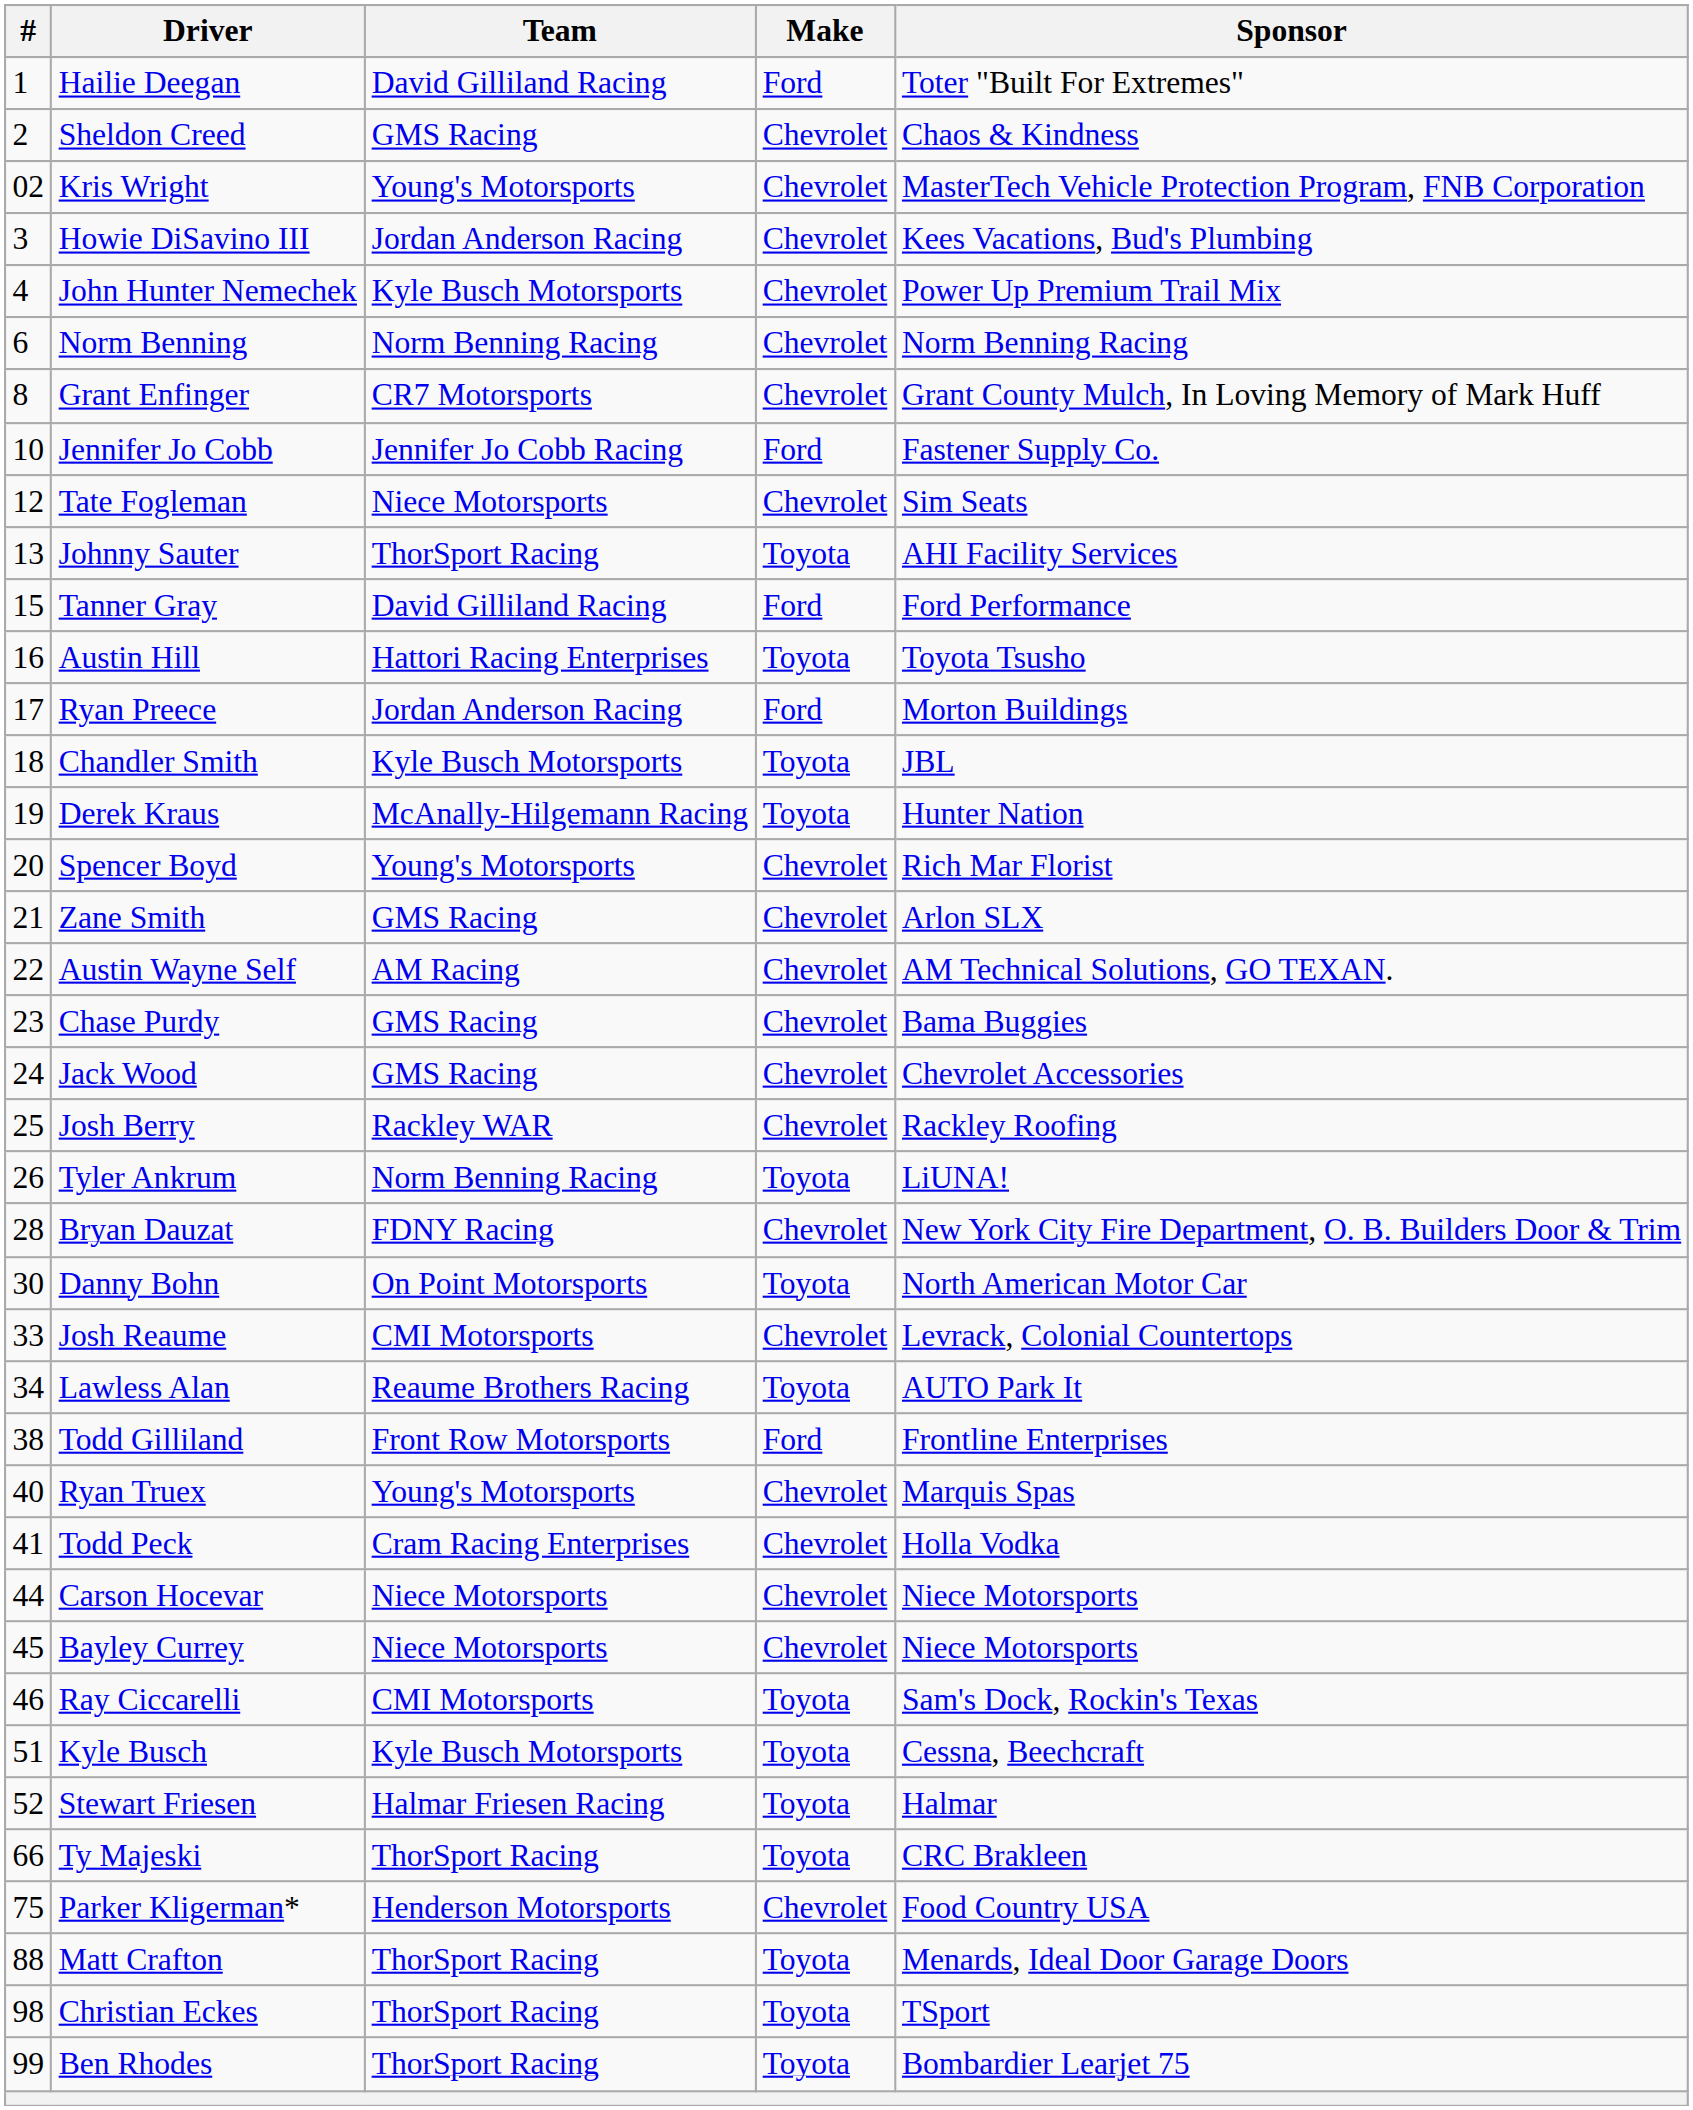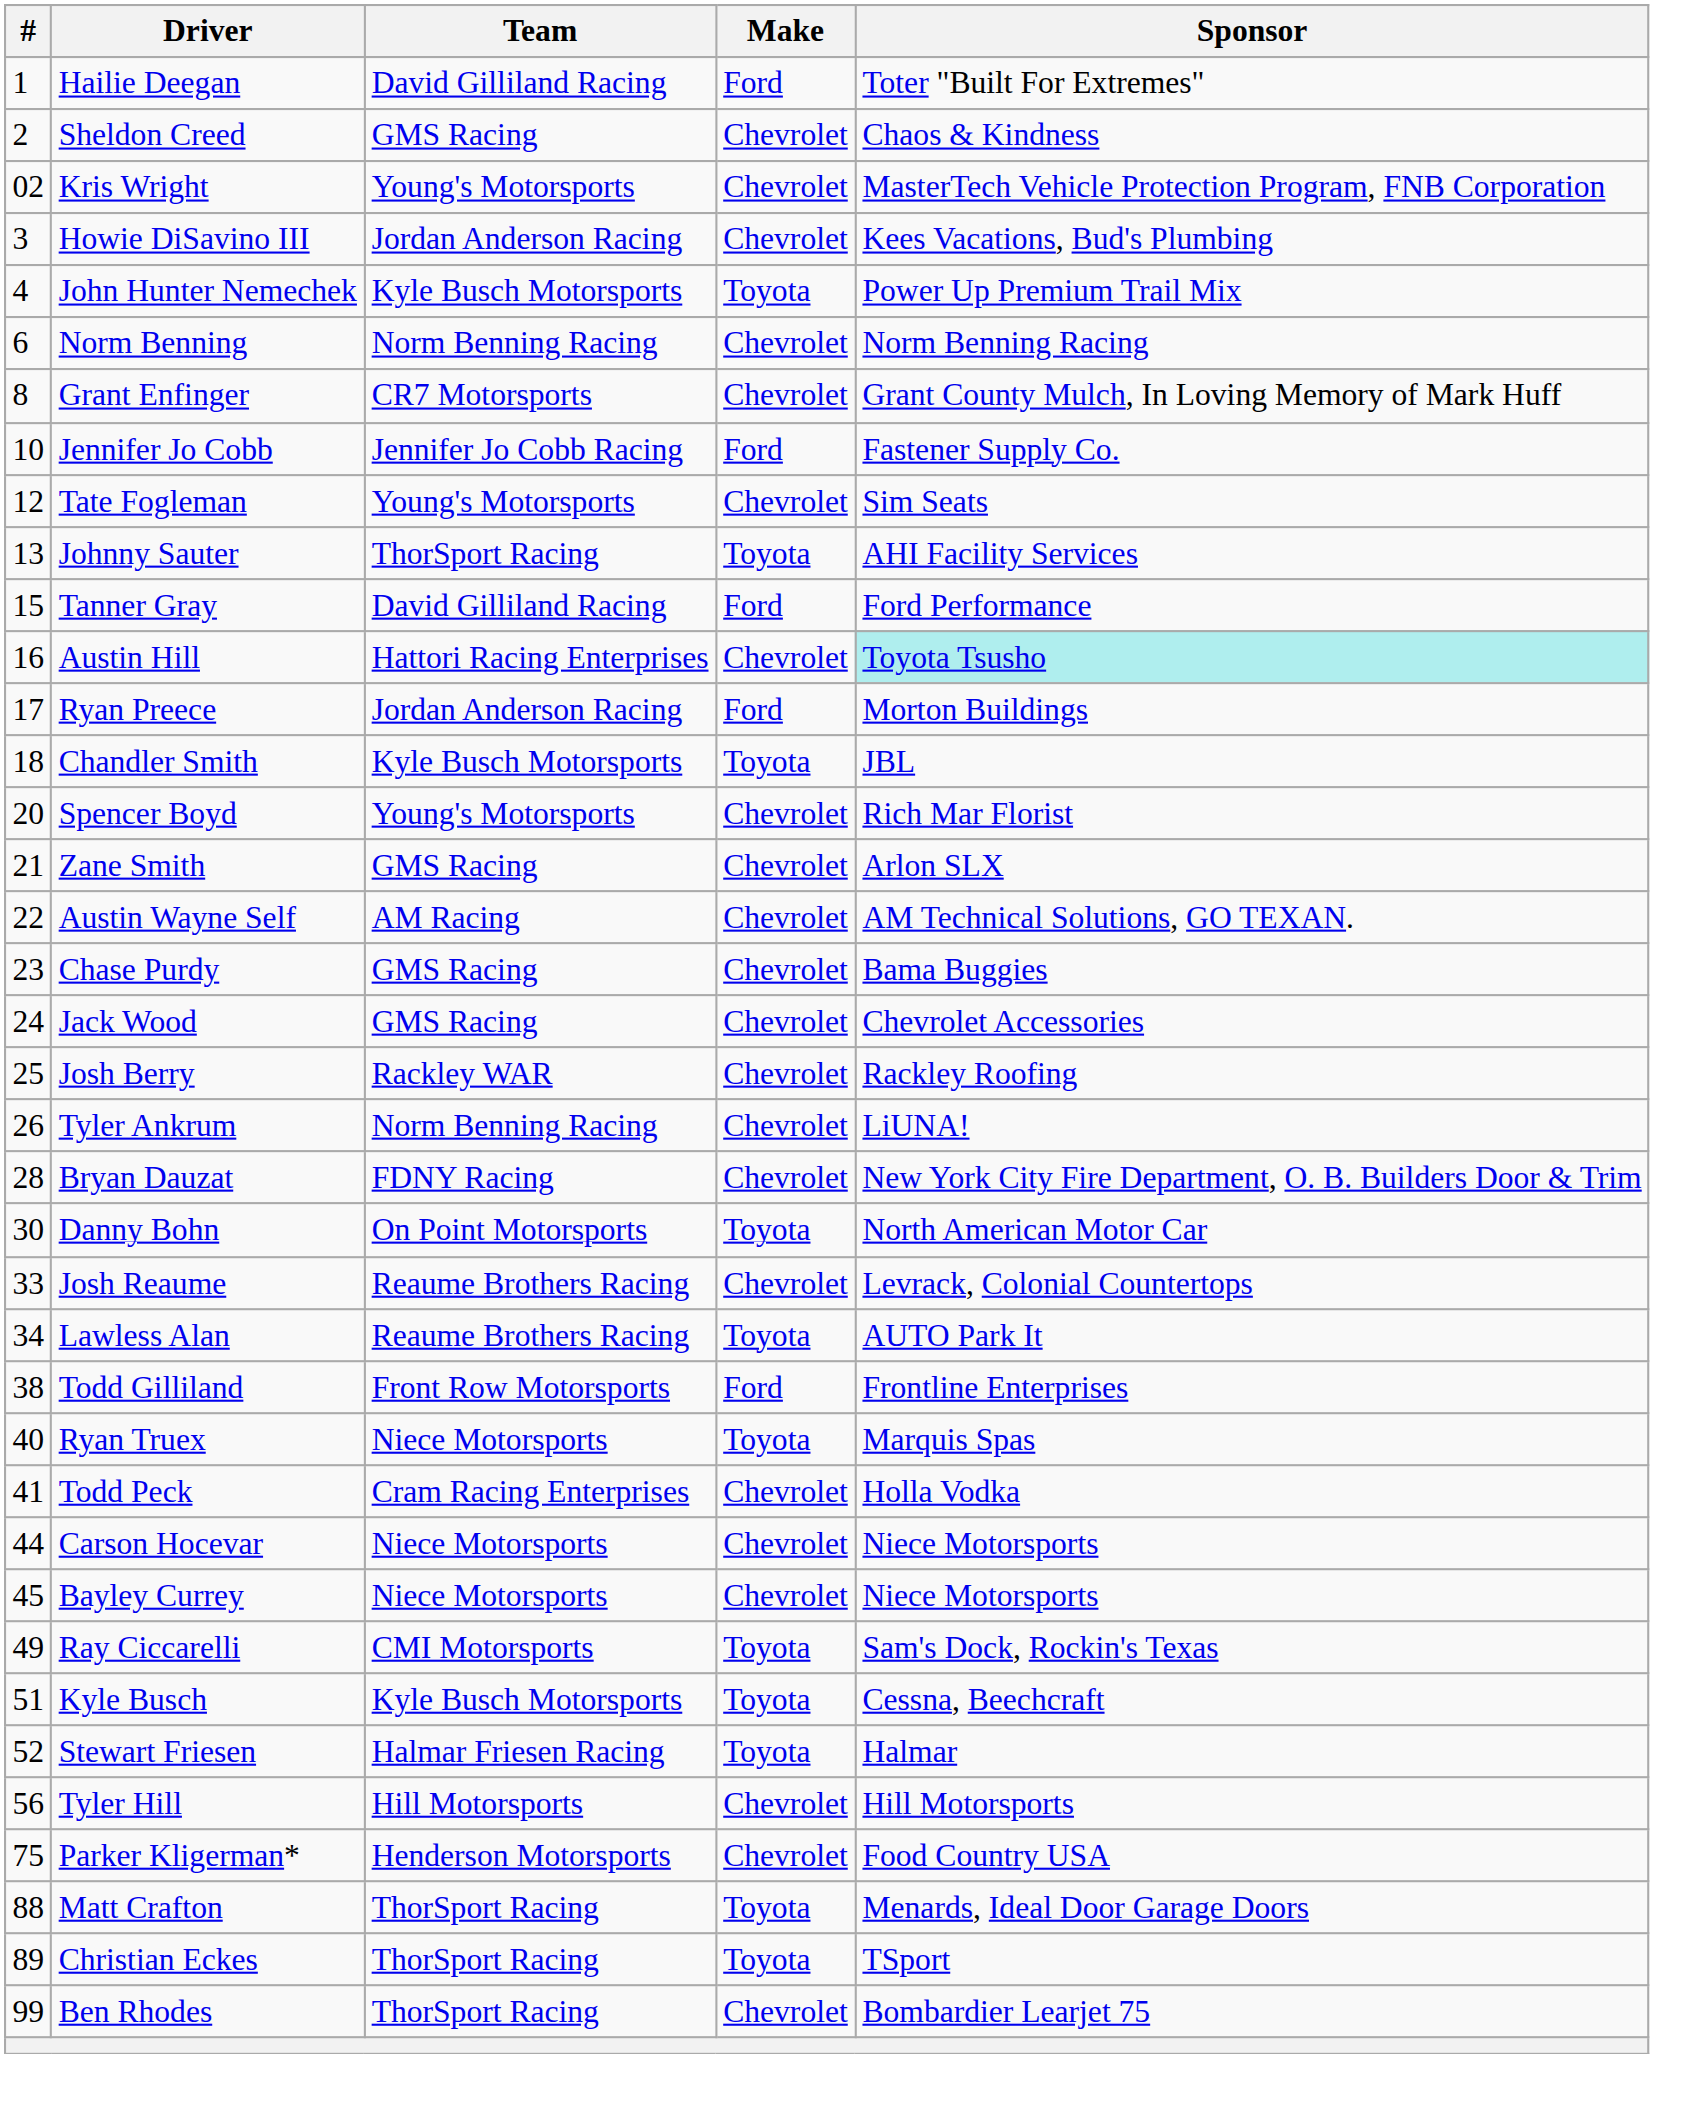(825, 291) Chevrolet -> (767, 291) Toyota
(490, 499) Niece Motorsports -> (503, 499) Young's Motorsports
(806, 656) Toyota -> (785, 656) Chevrolet
(994, 656) no background -> (954, 656) paleturquoise background
- row: (139, 812)
(806, 1177) Toyota -> (785, 1125) Chevrolet
(483, 1334) CMI Motorsports -> (530, 1281) Reaume Brothers Racing
(503, 1490) Young's Motorsports -> (490, 1438) Niece Motorsports
(825, 1490) Chevrolet -> (767, 1438) Toyota
(28, 1698) 46 -> (28, 1646) 49
+ row: (120, 1803)
- row: (130, 1855)
(28, 2011) 98 -> (28, 1959) 89
(806, 2063) Toyota -> (785, 2011) Chevrolet
